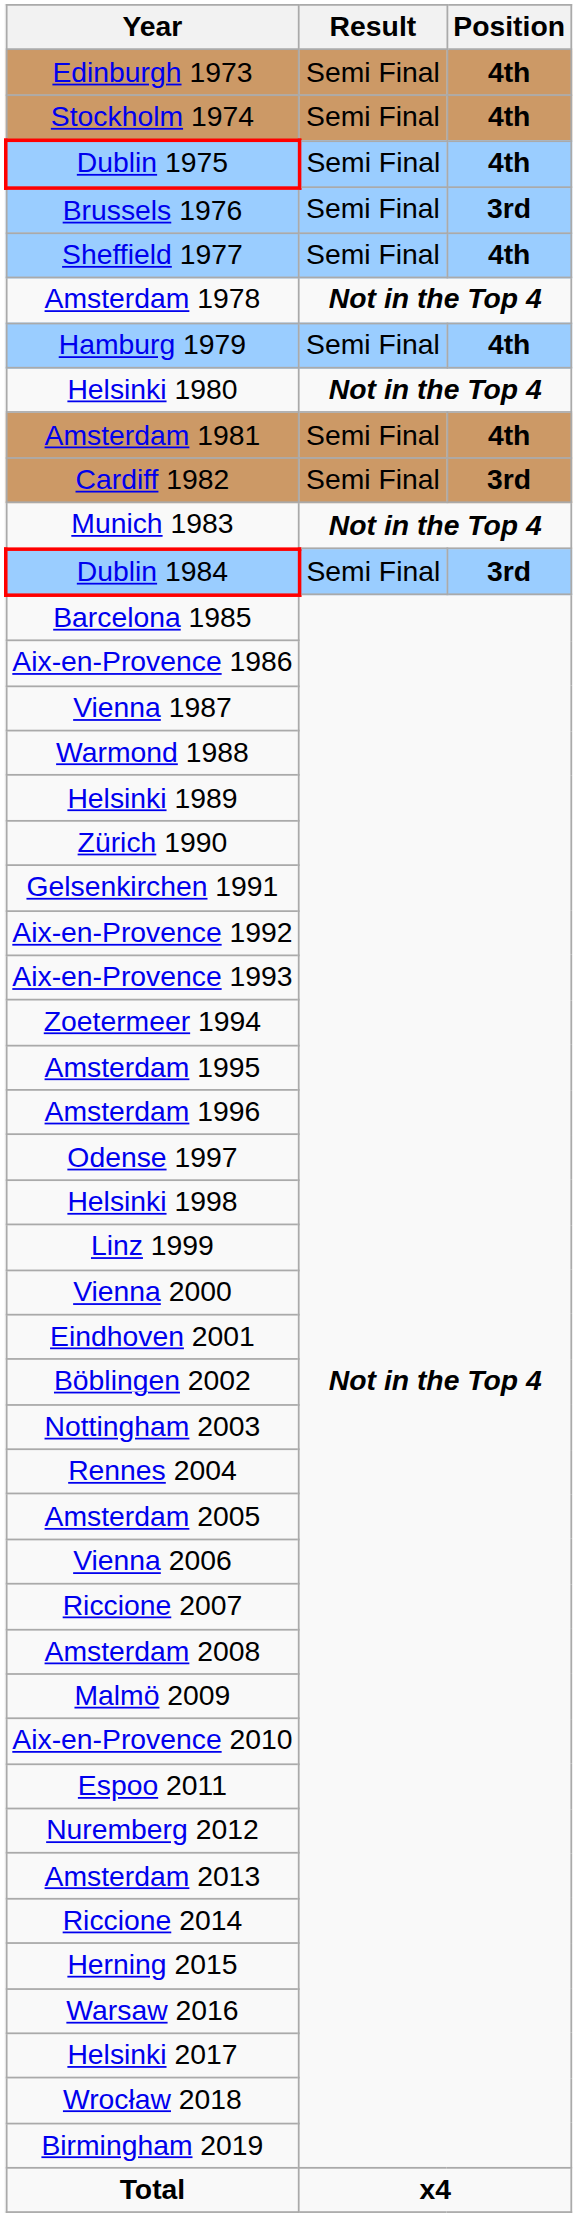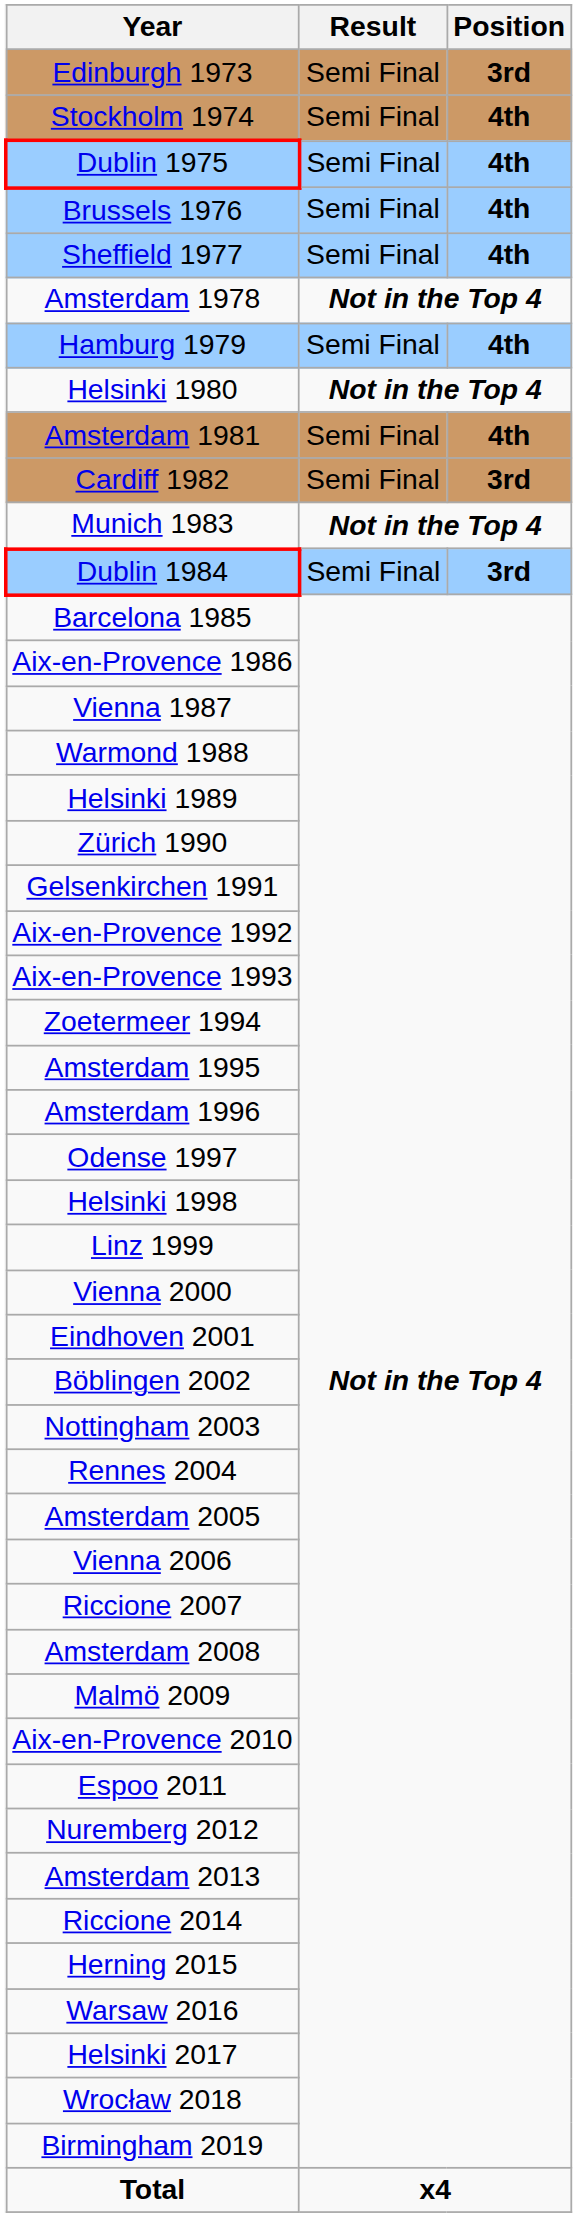(509, 71) 4th -> (509, 71) 3rd
(509, 209) 3rd -> (509, 209) 4th
